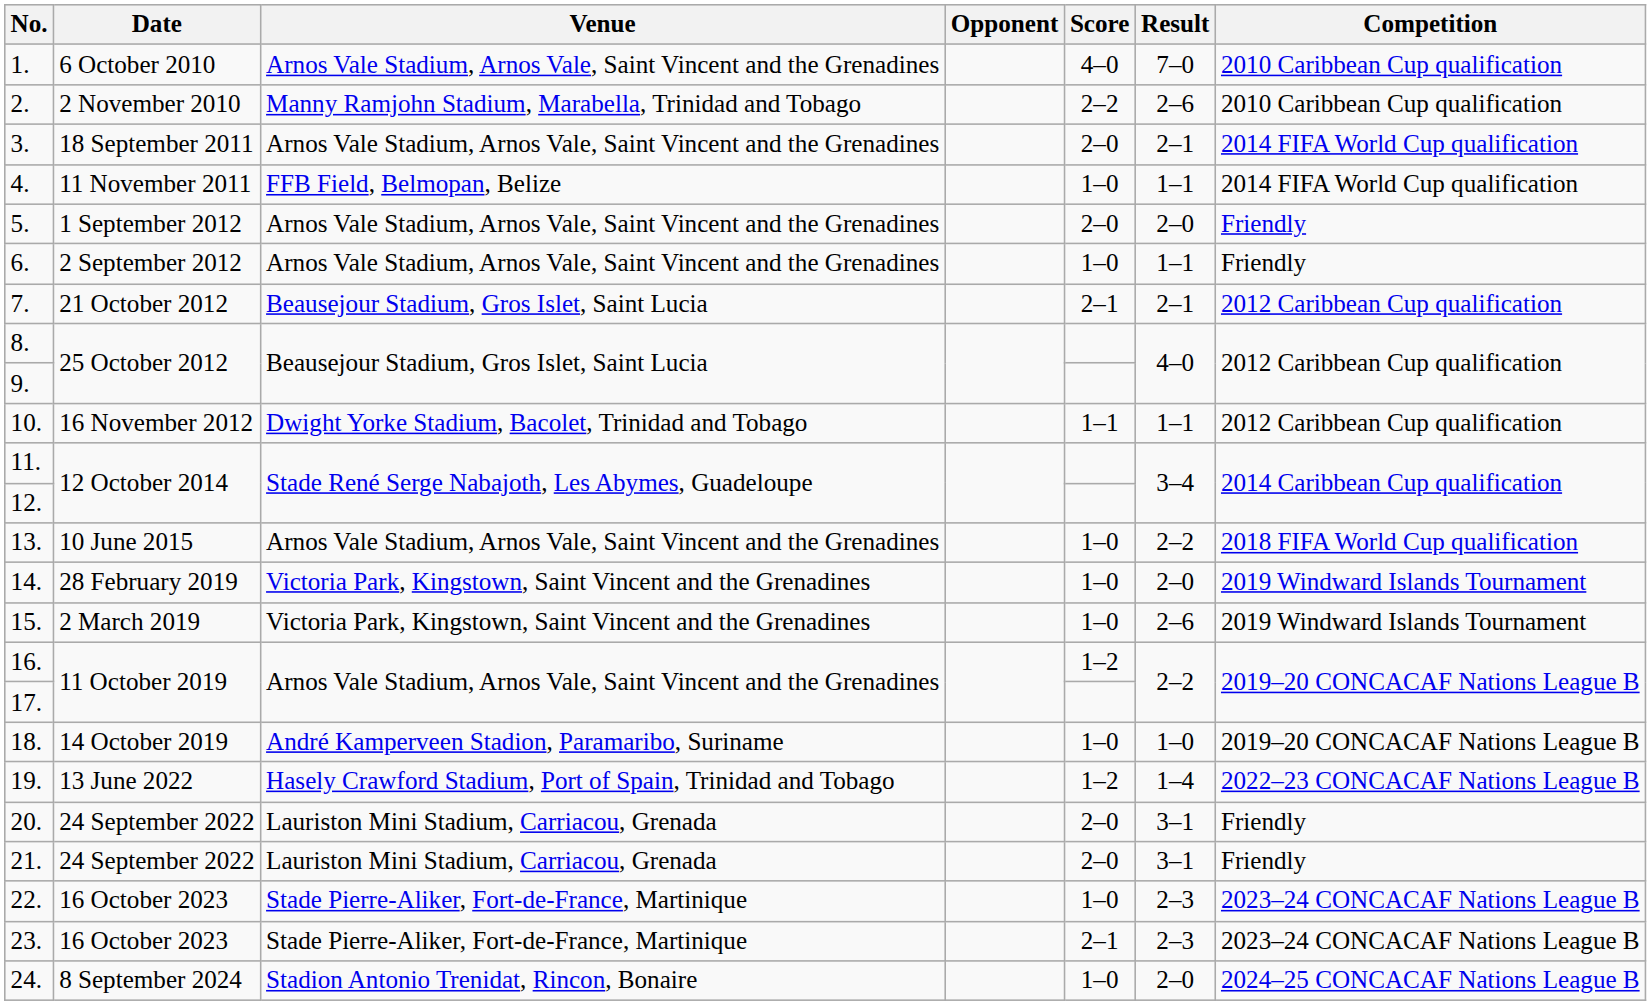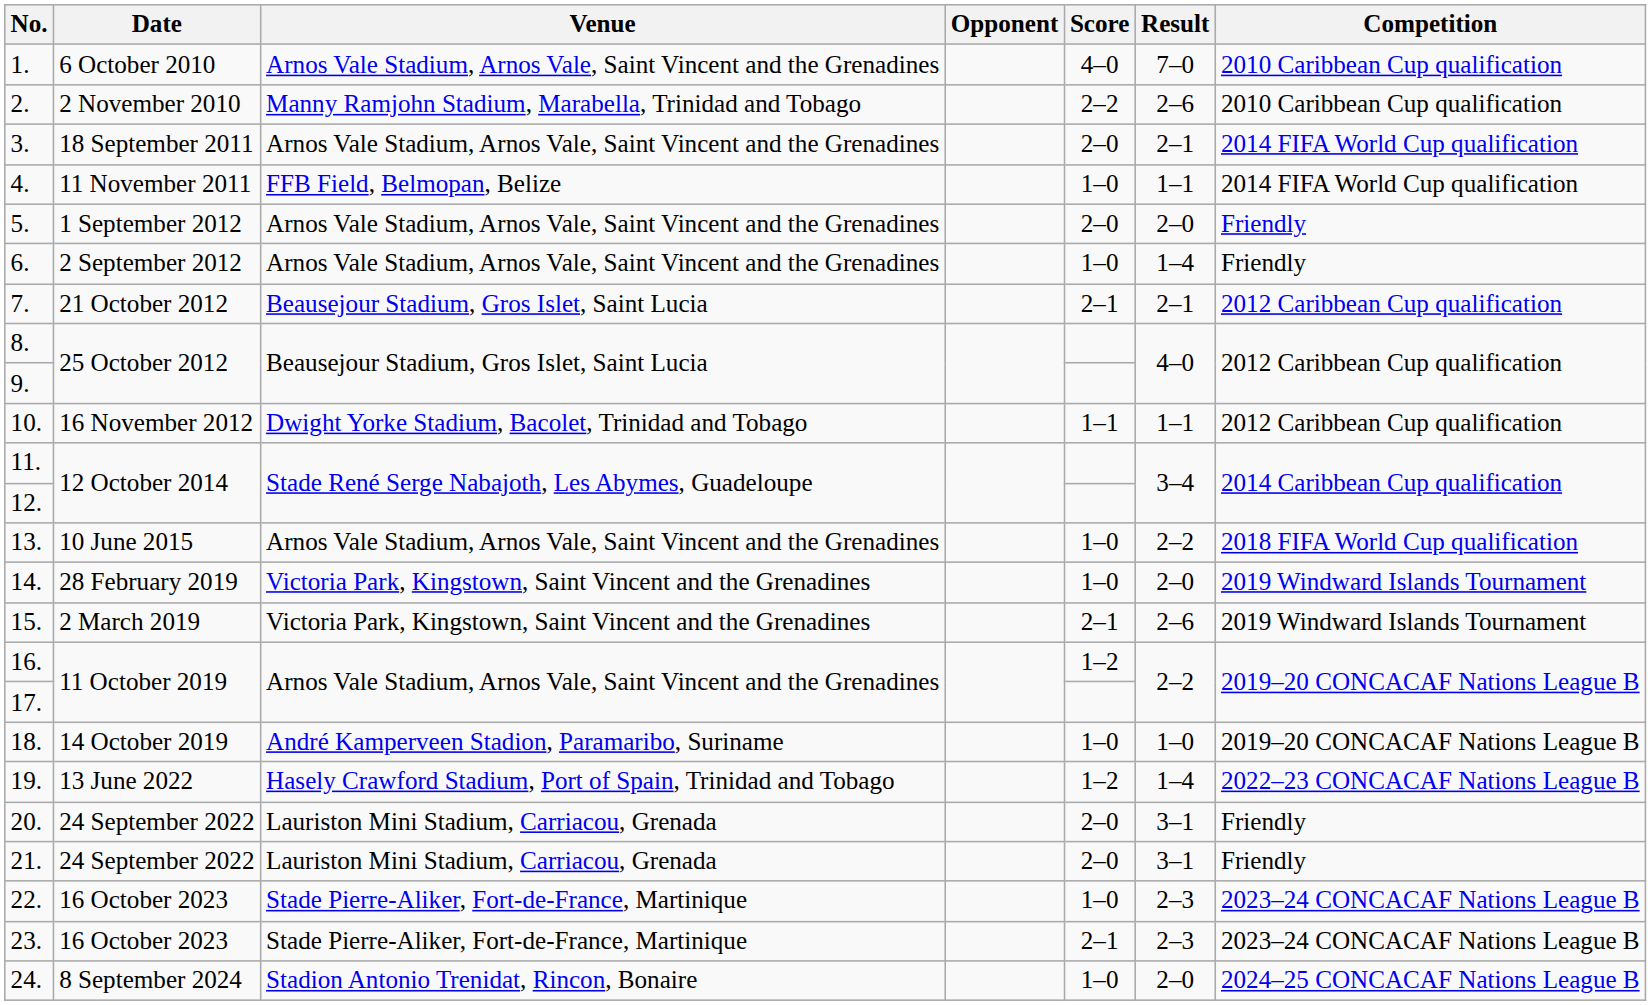(1175, 263) 1–1 -> (1175, 263) 1–4
(1100, 622) 1–0 -> (1100, 622) 2–1
